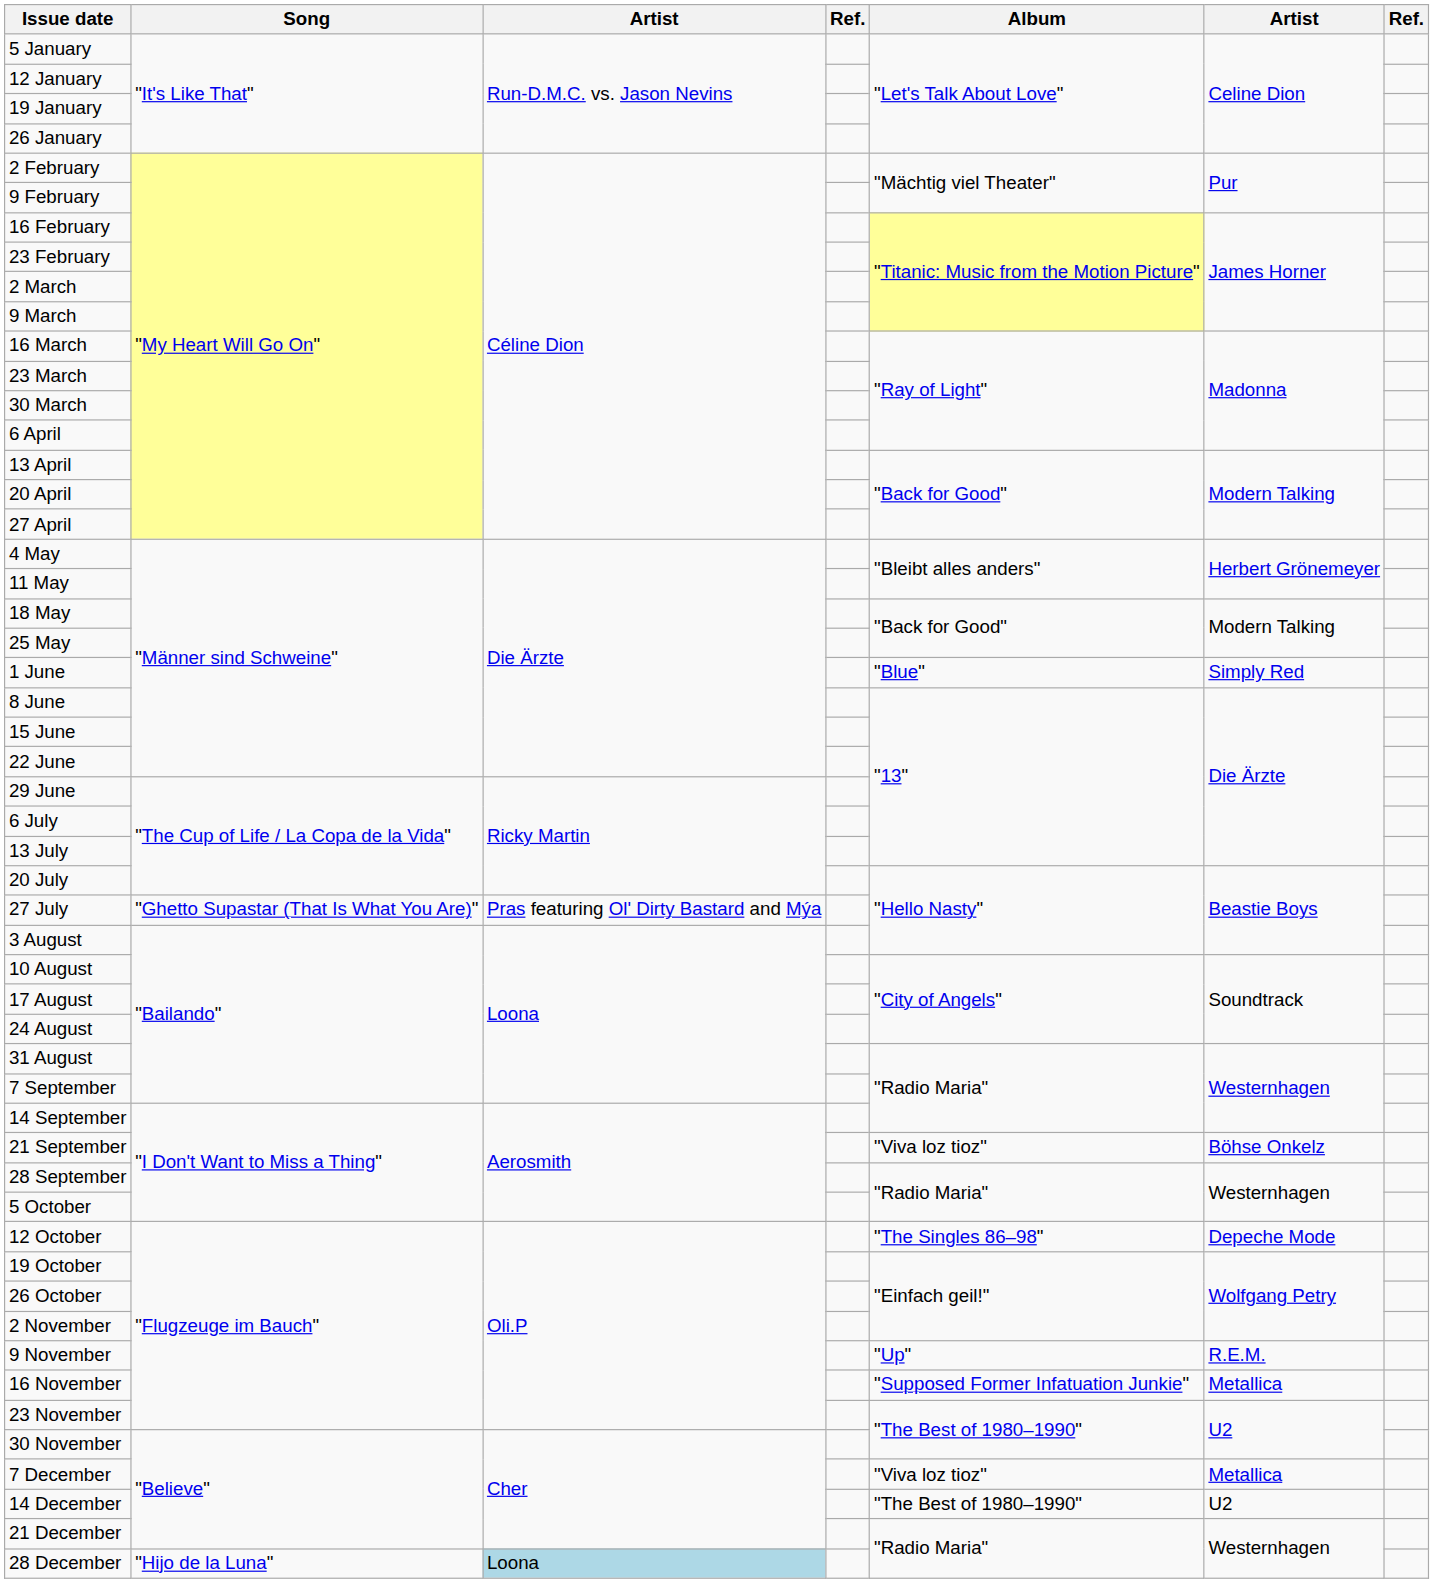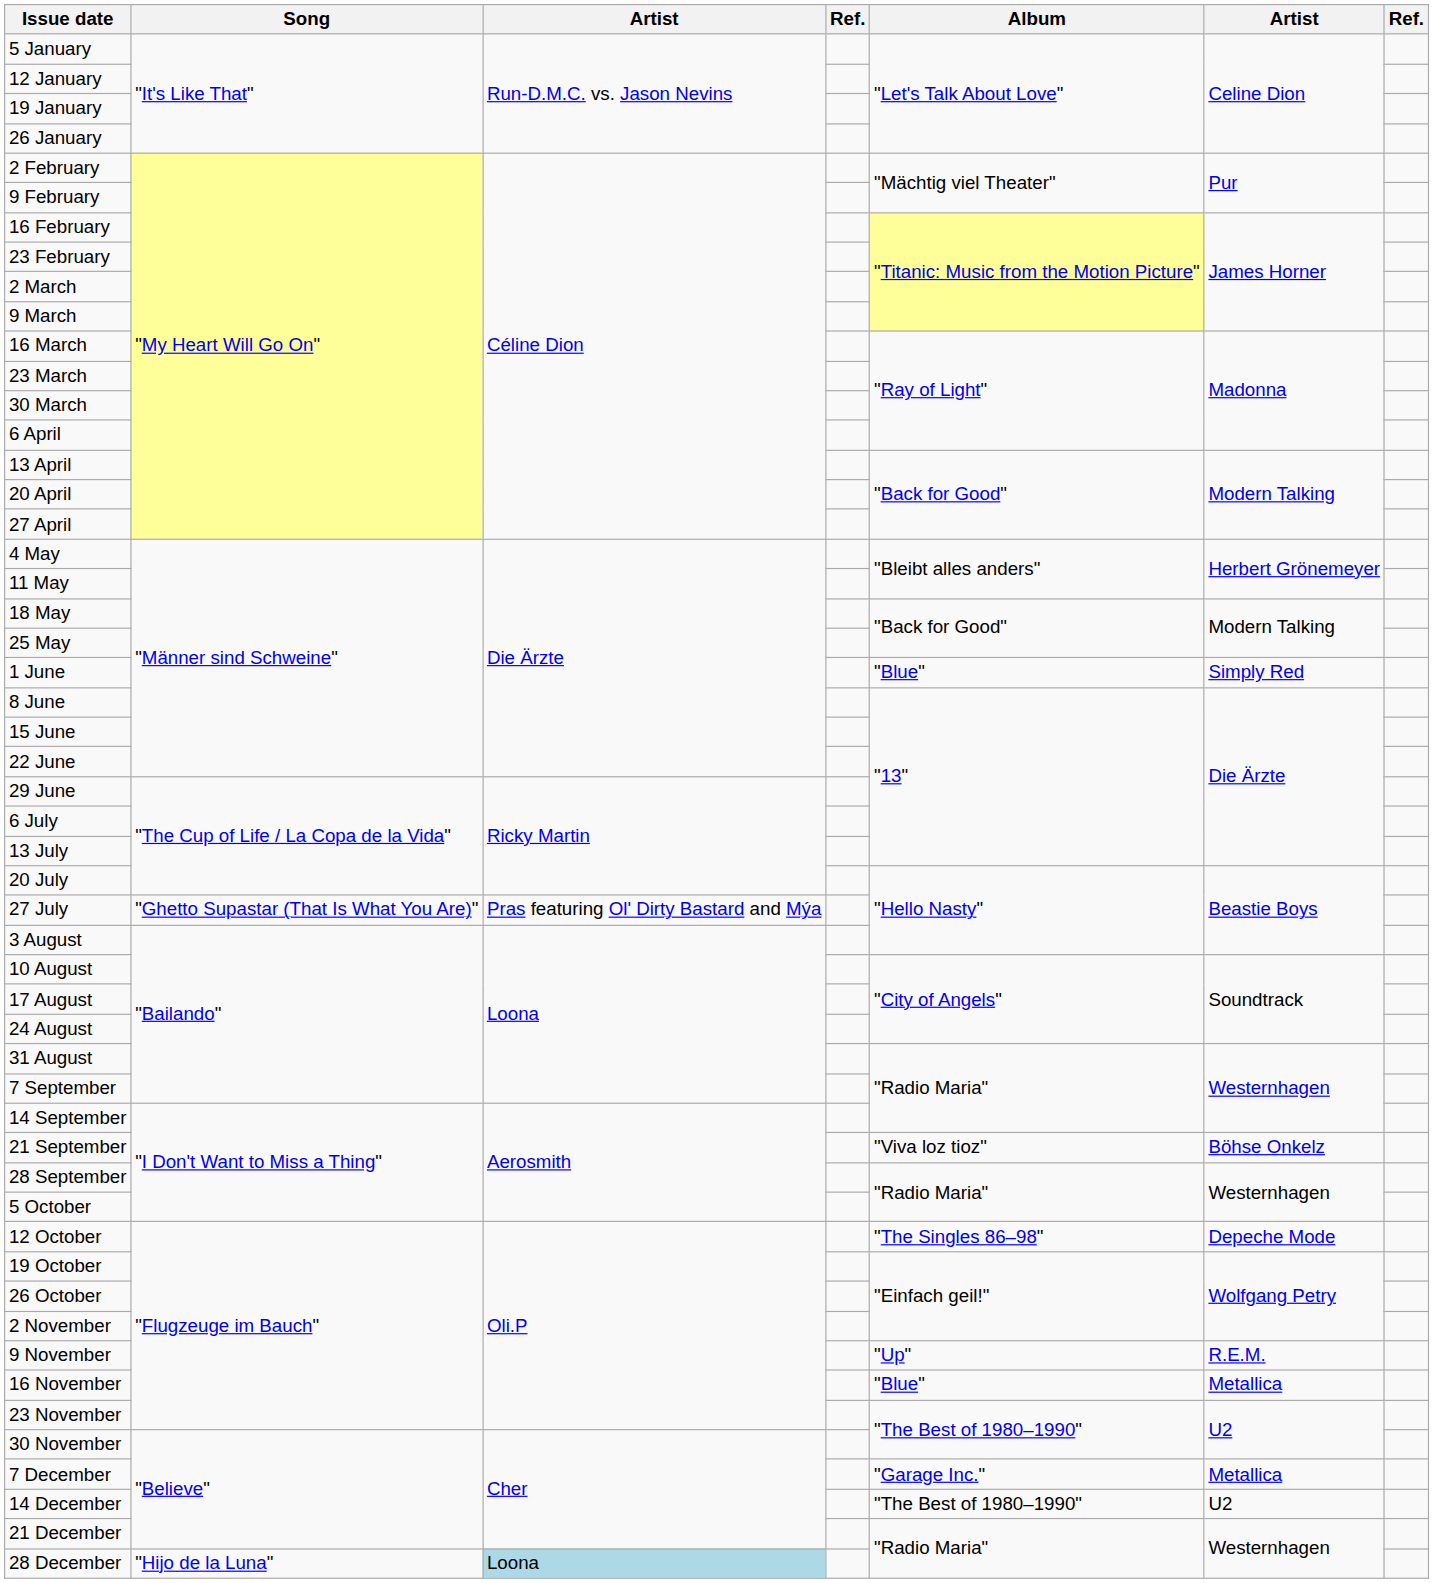(1032, 1385) "Supposed Former Infatuation Junkie" -> (899, 1385) "Blue"
(930, 1474) "Viva loz tioz" -> (930, 1474) "Garage Inc."
